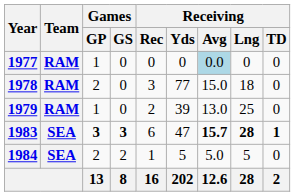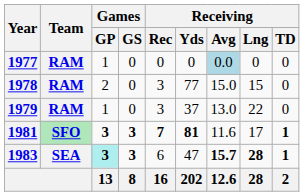(247, 86) 18 -> (256, 86) 15
(152, 109) 2 -> (161, 109) 3
(182, 109) 39 -> (191, 109) 37
(247, 109) 25 -> (256, 109) 22
+ row: (23, 132)
(96, 132) no background -> (105, 156) paleturquoise background
- row: (23, 156)
